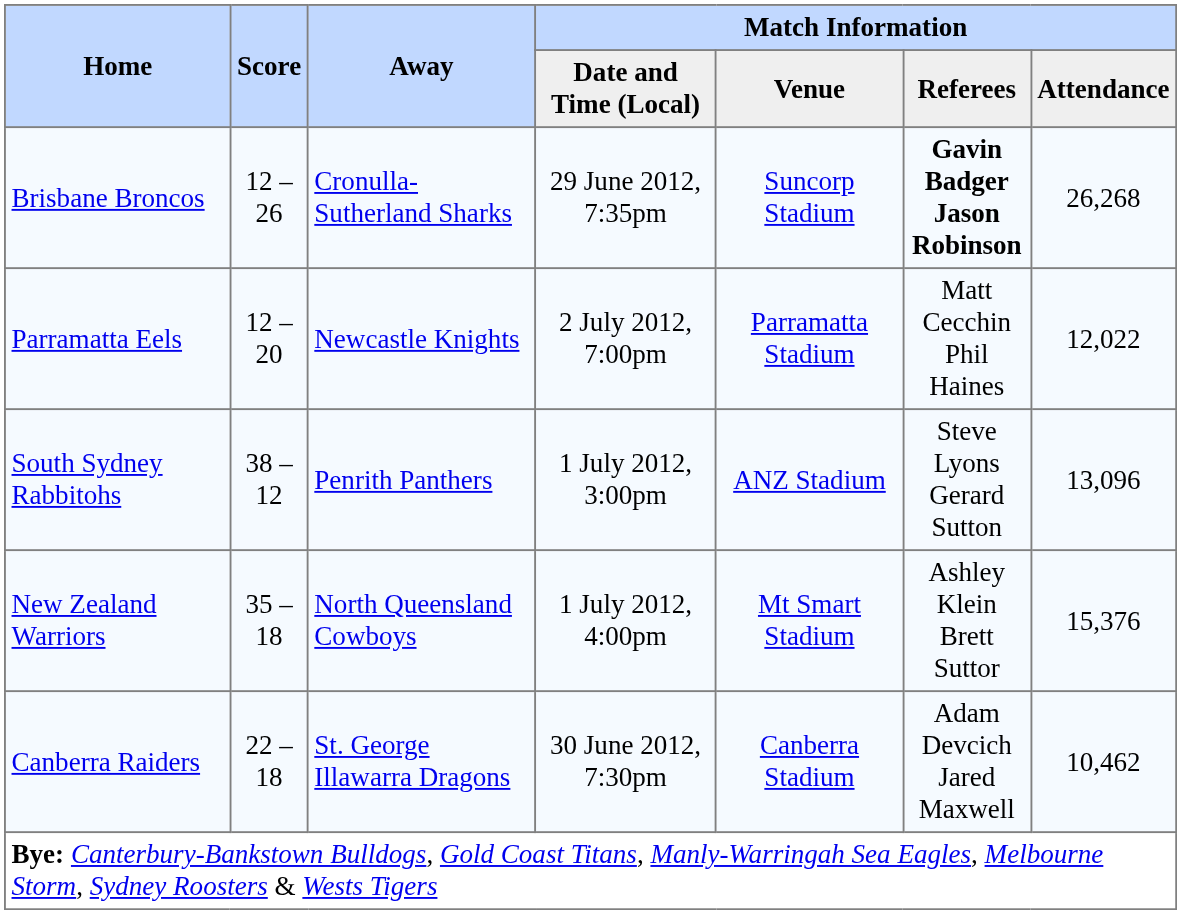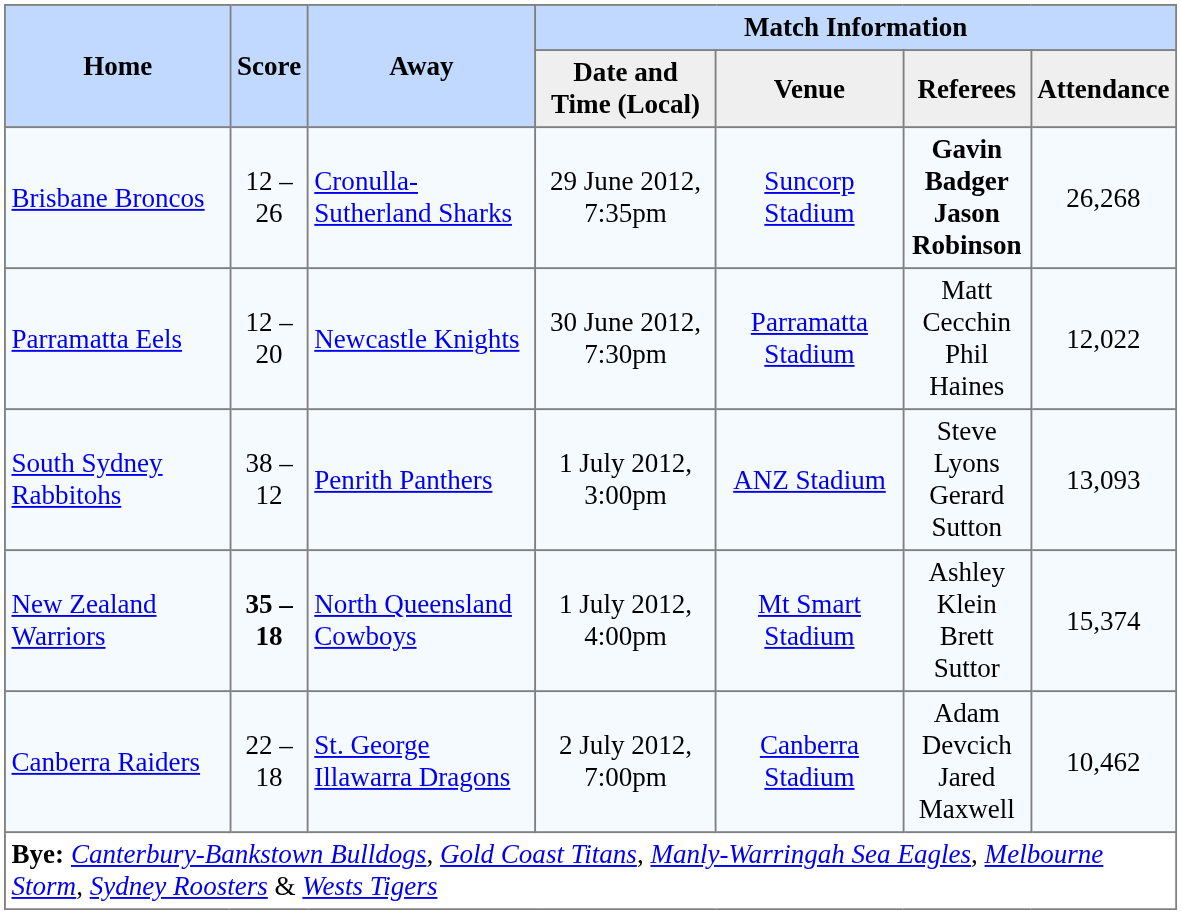(626, 338) 2 July 2012, 7:00pm -> (626, 338) 30 June 2012, 7:30pm
(1103, 479) 13,096 -> (1103, 479) 13,093
(269, 620) normal -> (269, 620) bold
(1103, 620) 15,376 -> (1103, 620) 15,374
(626, 761) 30 June 2012, 7:30pm -> (626, 761) 2 July 2012, 7:00pm
